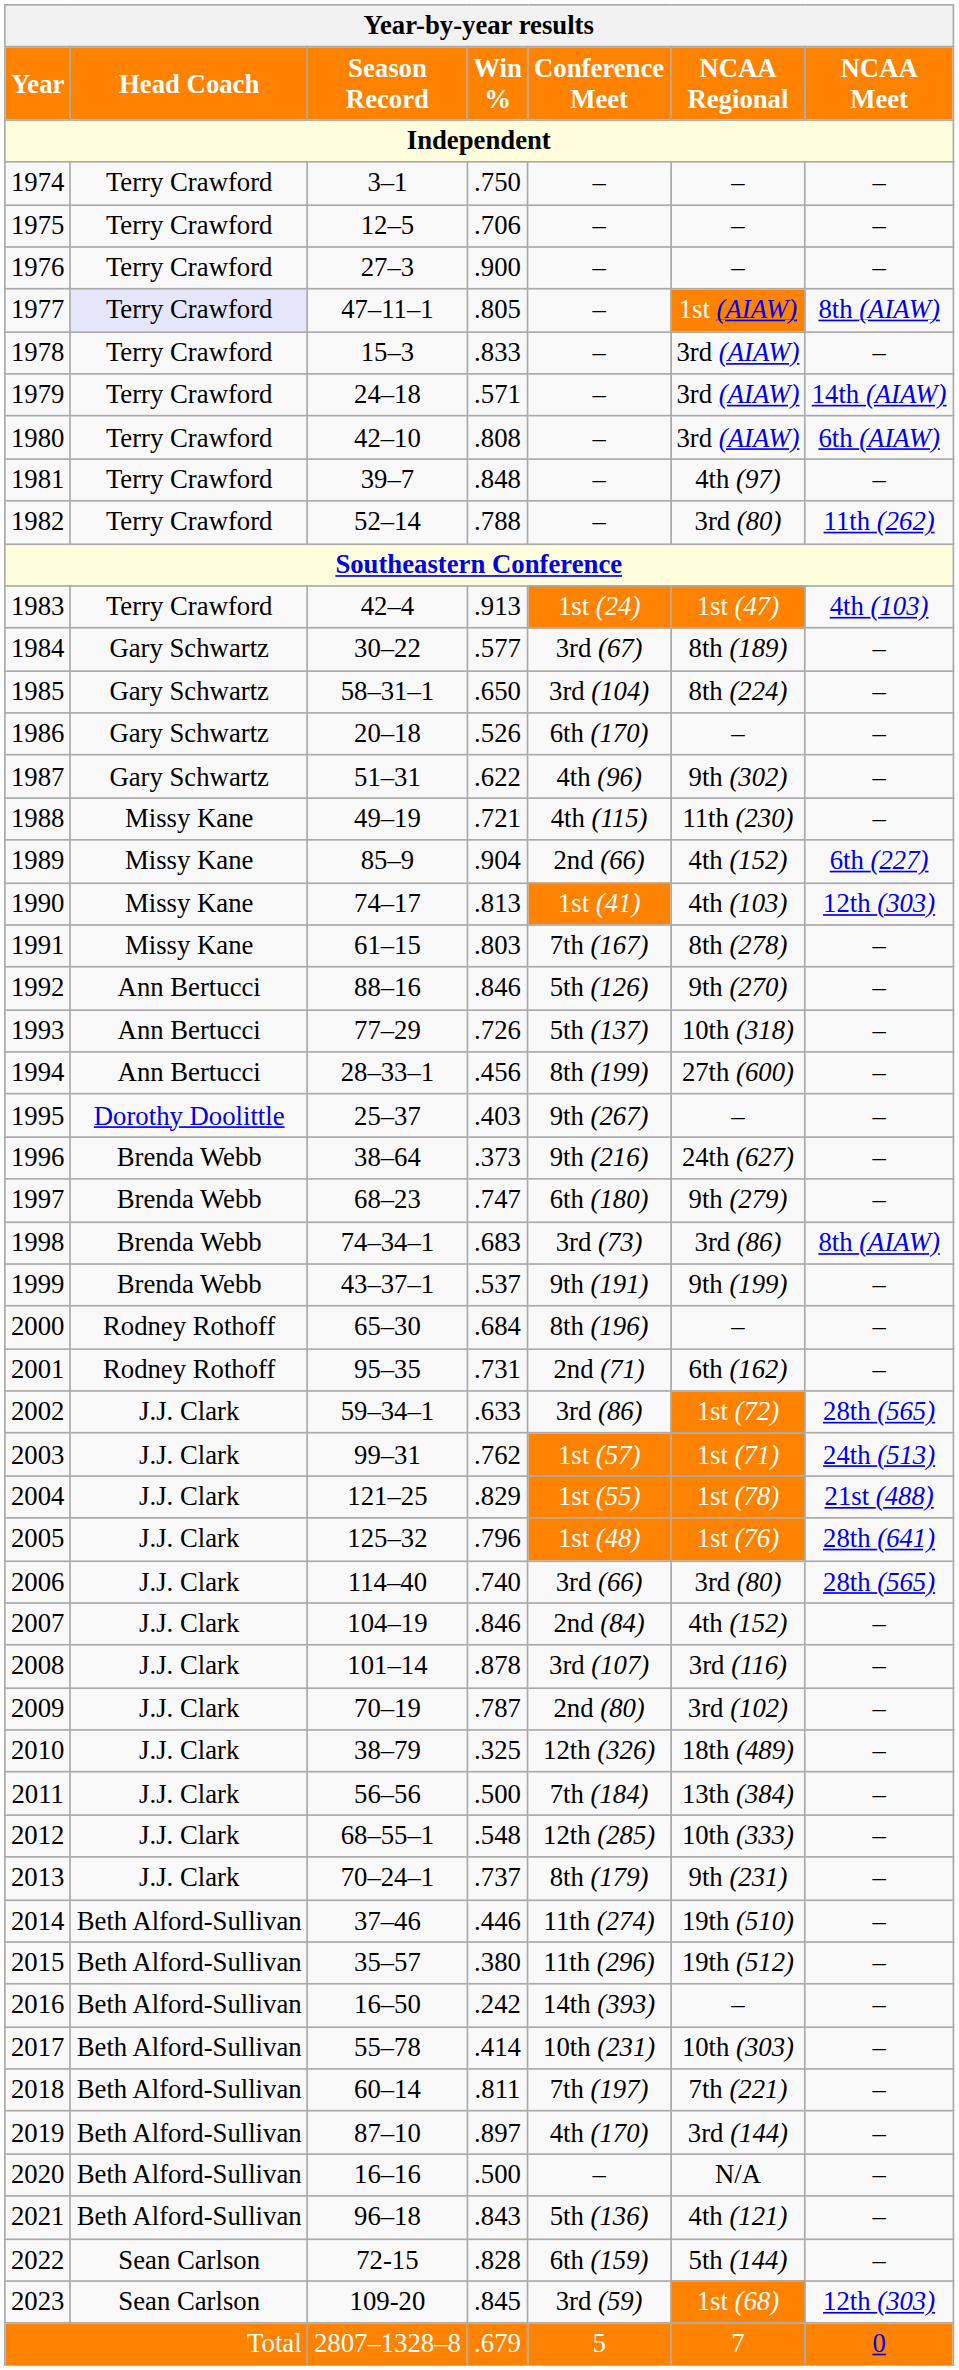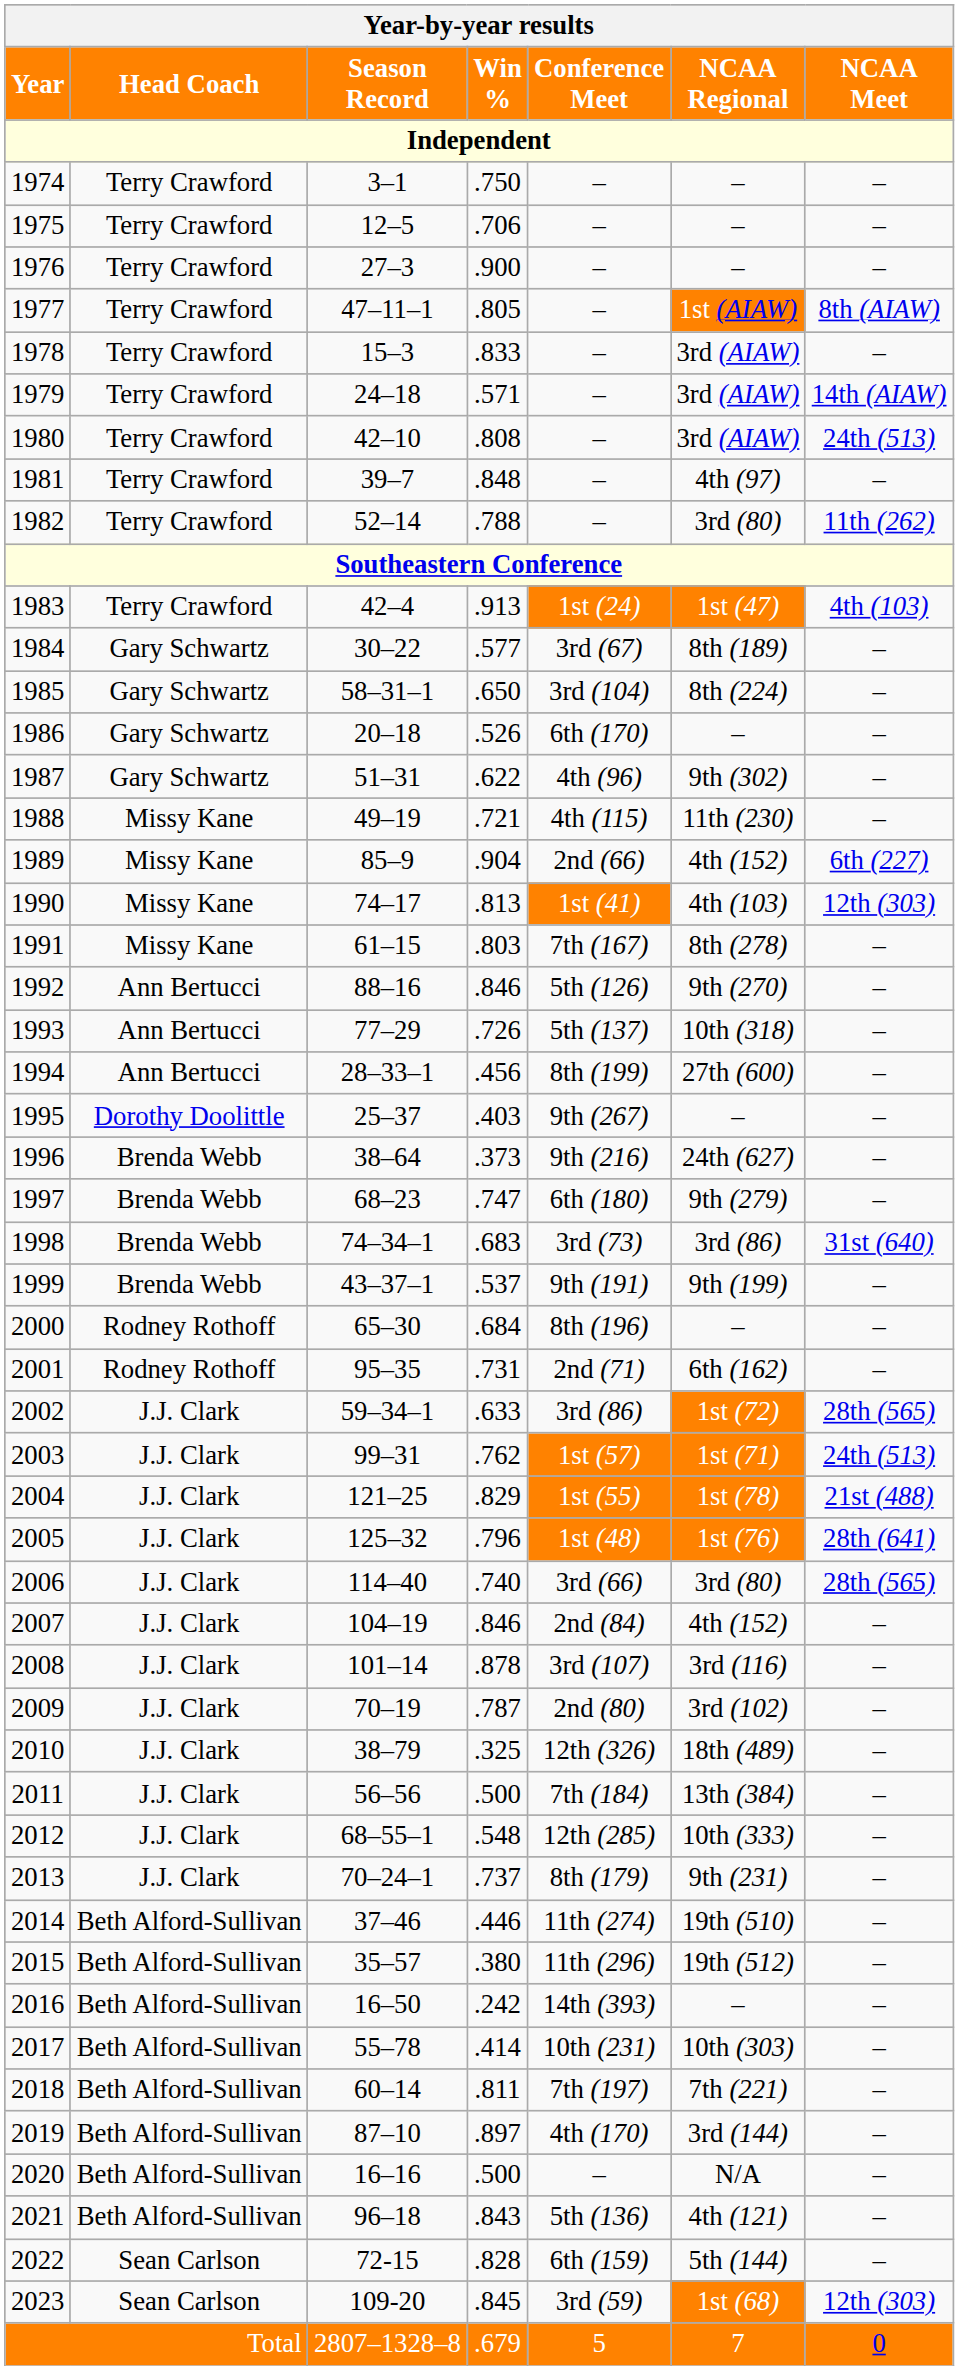(189, 310) lavender background -> (189, 310) no background
(879, 437) 6th (AIAW) -> (879, 437) 24th (513)
(879, 1242) 8th (AIAW) -> (879, 1242) 31st (640)
